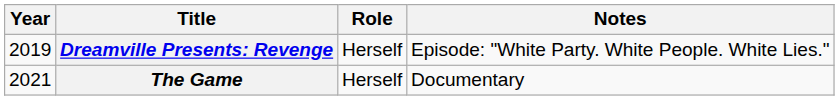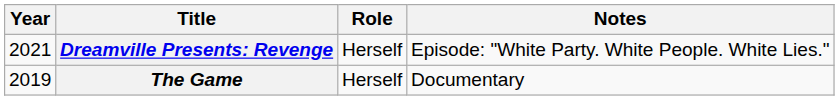(30, 49) 2019 -> (30, 49) 2021
(30, 79) 2021 -> (30, 79) 2019
